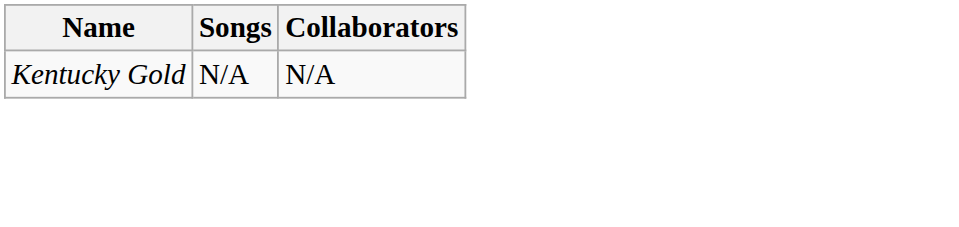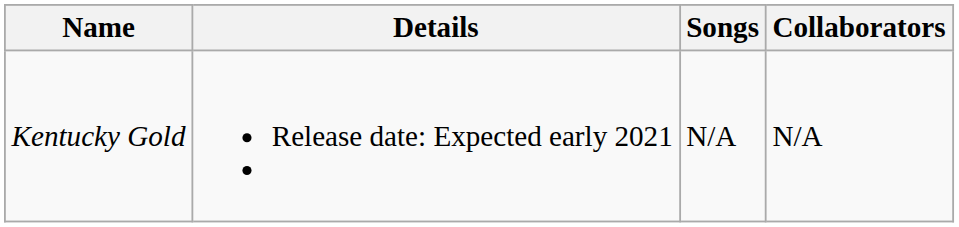+ column: (436, 27)
